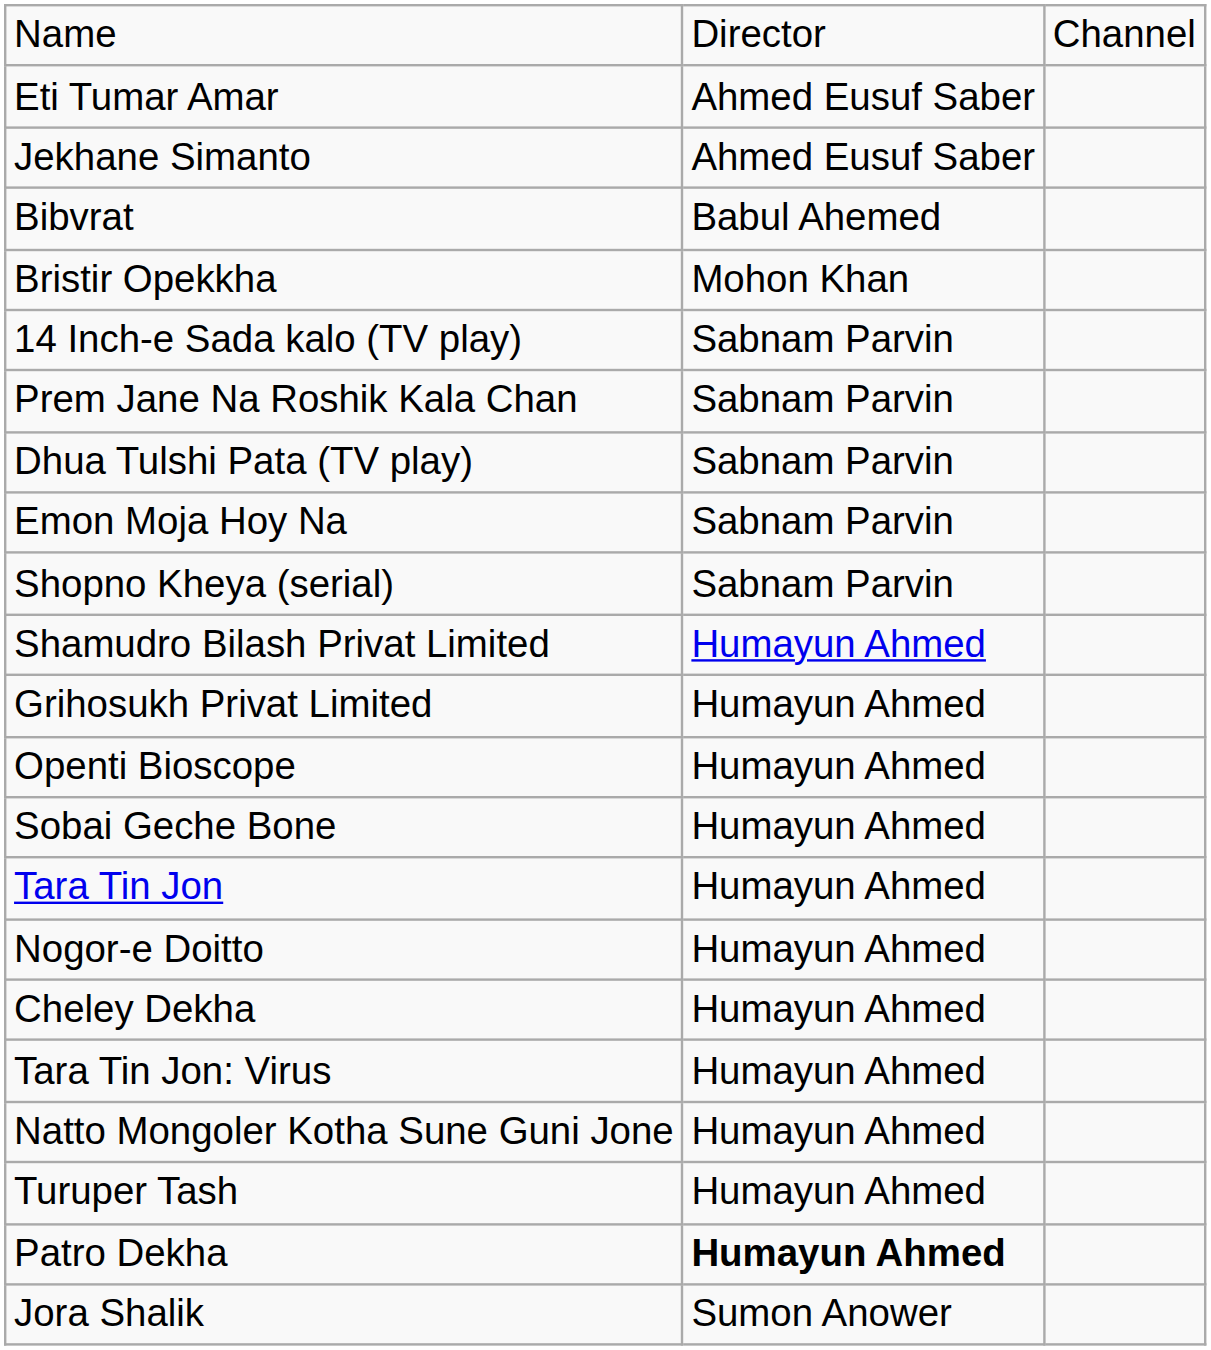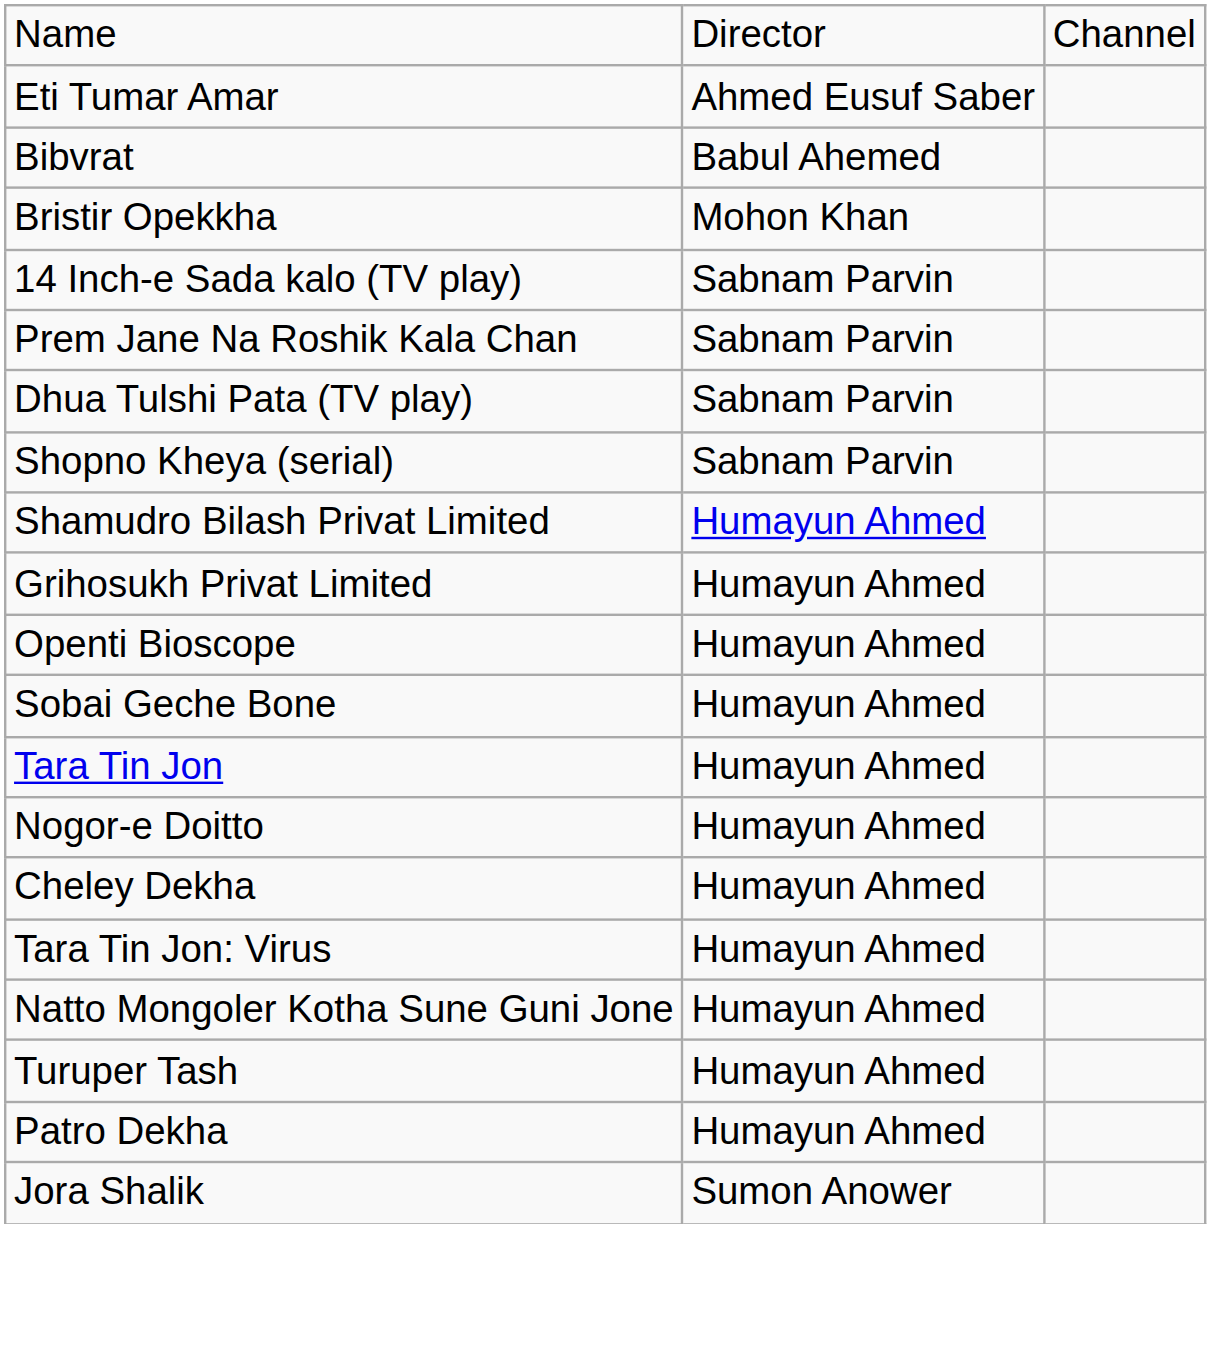- row: (162, 156)
- row: (181, 522)
(849, 1252) bold -> (839, 1131) normal
